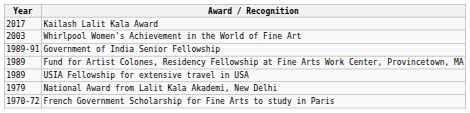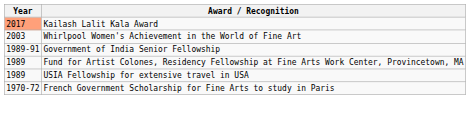(16, 24) no background -> (16, 24) lightsalmon background
- row: (160, 88)
